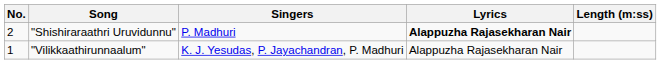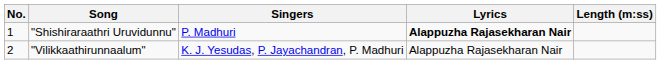(10, 32) 2 -> (10, 32) 1
(10, 50) 1 -> (10, 50) 2
